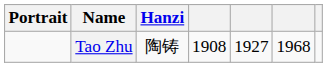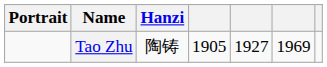(209, 46) 1908 -> (209, 46) 1905
(294, 46) 1968 -> (294, 46) 1969
